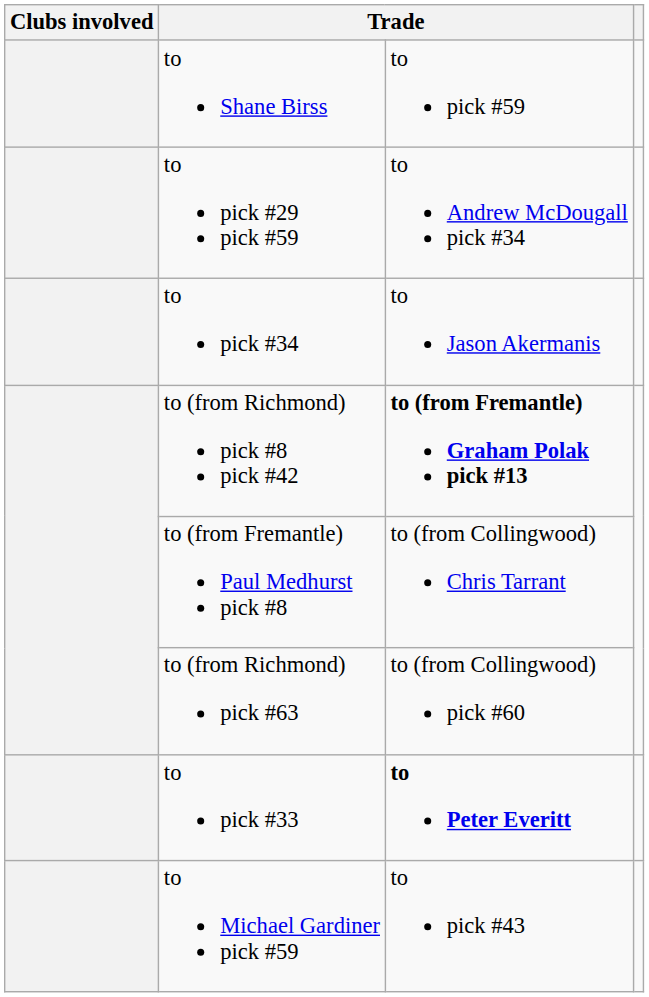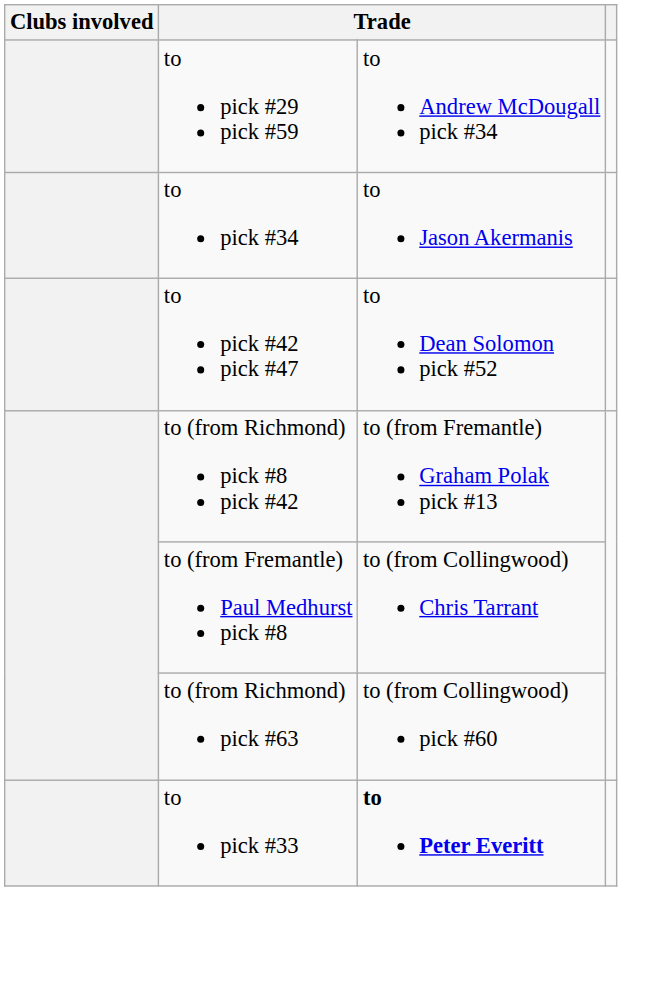- row: (272, 82)
+ row: (258, 333)
(509, 439) bold -> (482, 465) normal
- row: (272, 915)
